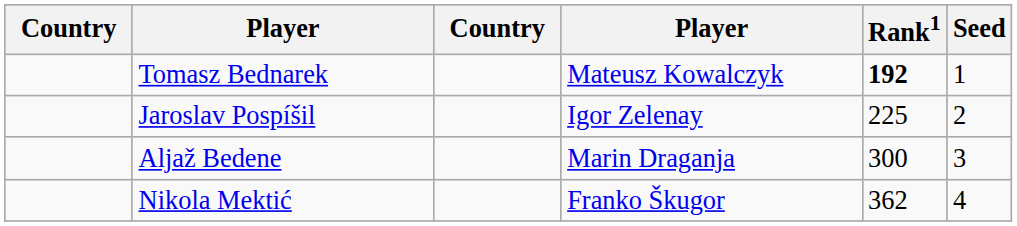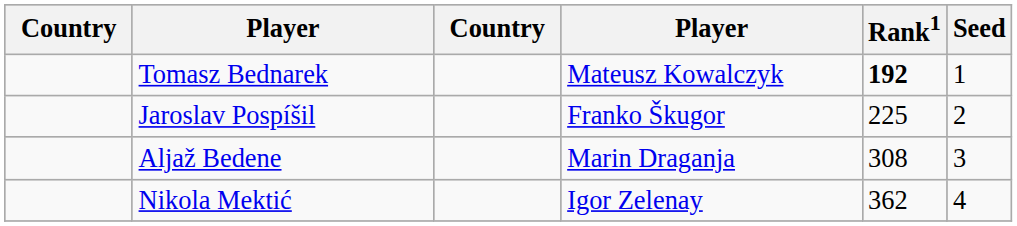(635, 116) Igor Zelenay -> (646, 116) Franko Škugor
(888, 158) 300 -> (888, 158) 308
(646, 200) Franko Škugor -> (635, 200) Igor Zelenay
